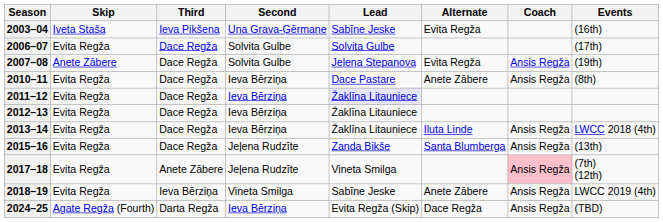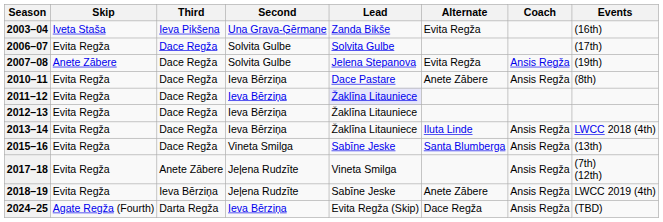(363, 29) Sabīne Jeske -> (361, 29) Zanda Bikše
(263, 146) Jeļena Rudzīte -> (261, 146) Vineta Smilga
(361, 146) Zanda Bikše -> (363, 146) Sabīne Jeske
(540, 169) pink background -> (540, 169) no background
(261, 192) Vineta Smilga -> (263, 192) Jeļena Rudzīte
